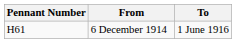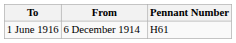columns swapped: (46, 13) <-> (203, 13)
